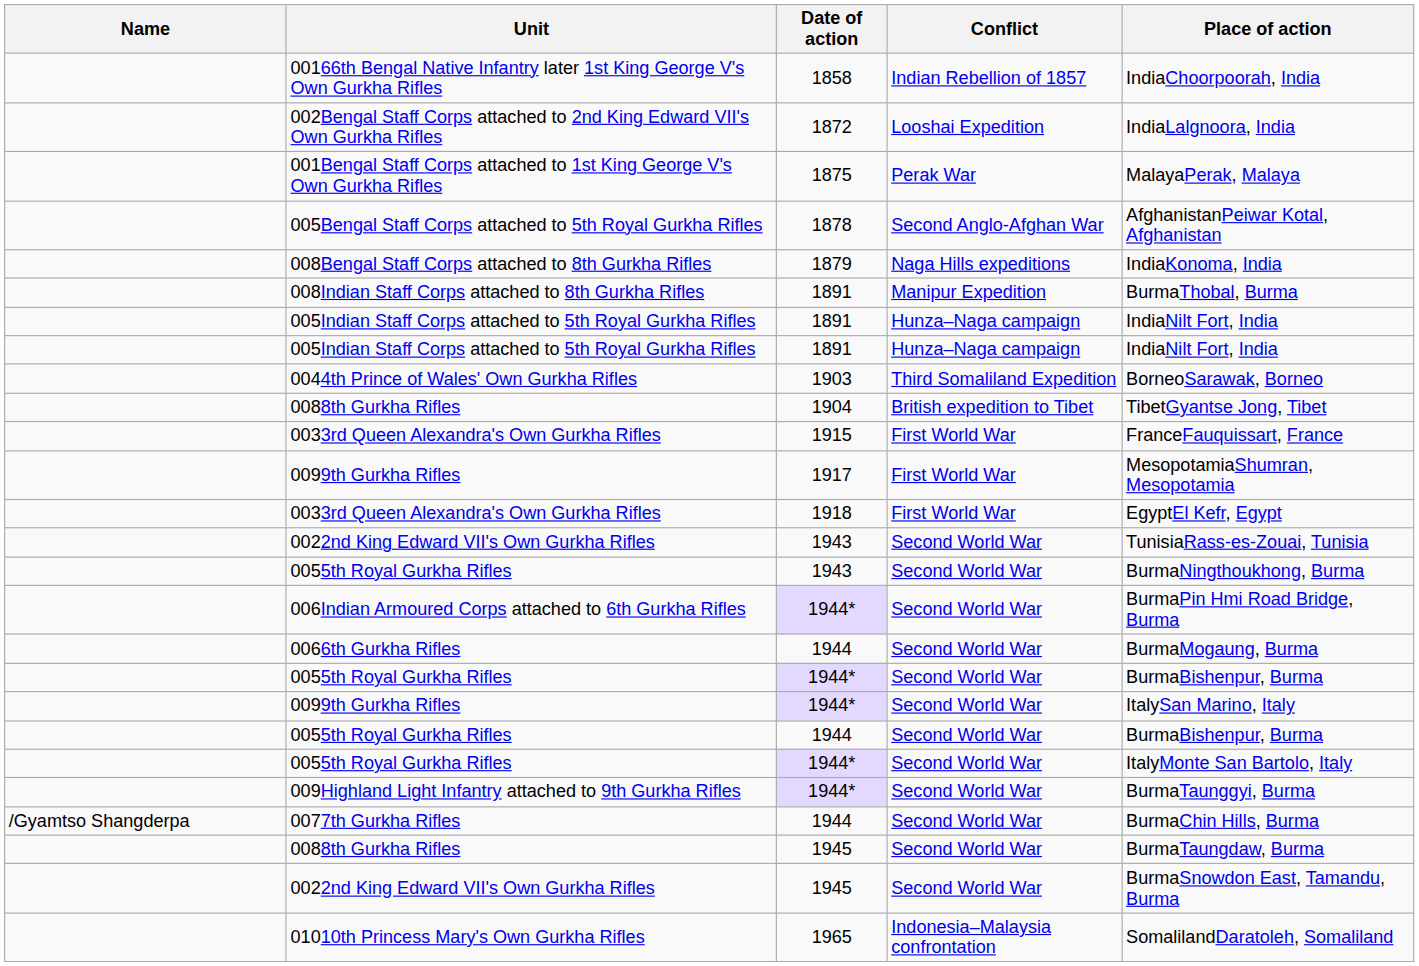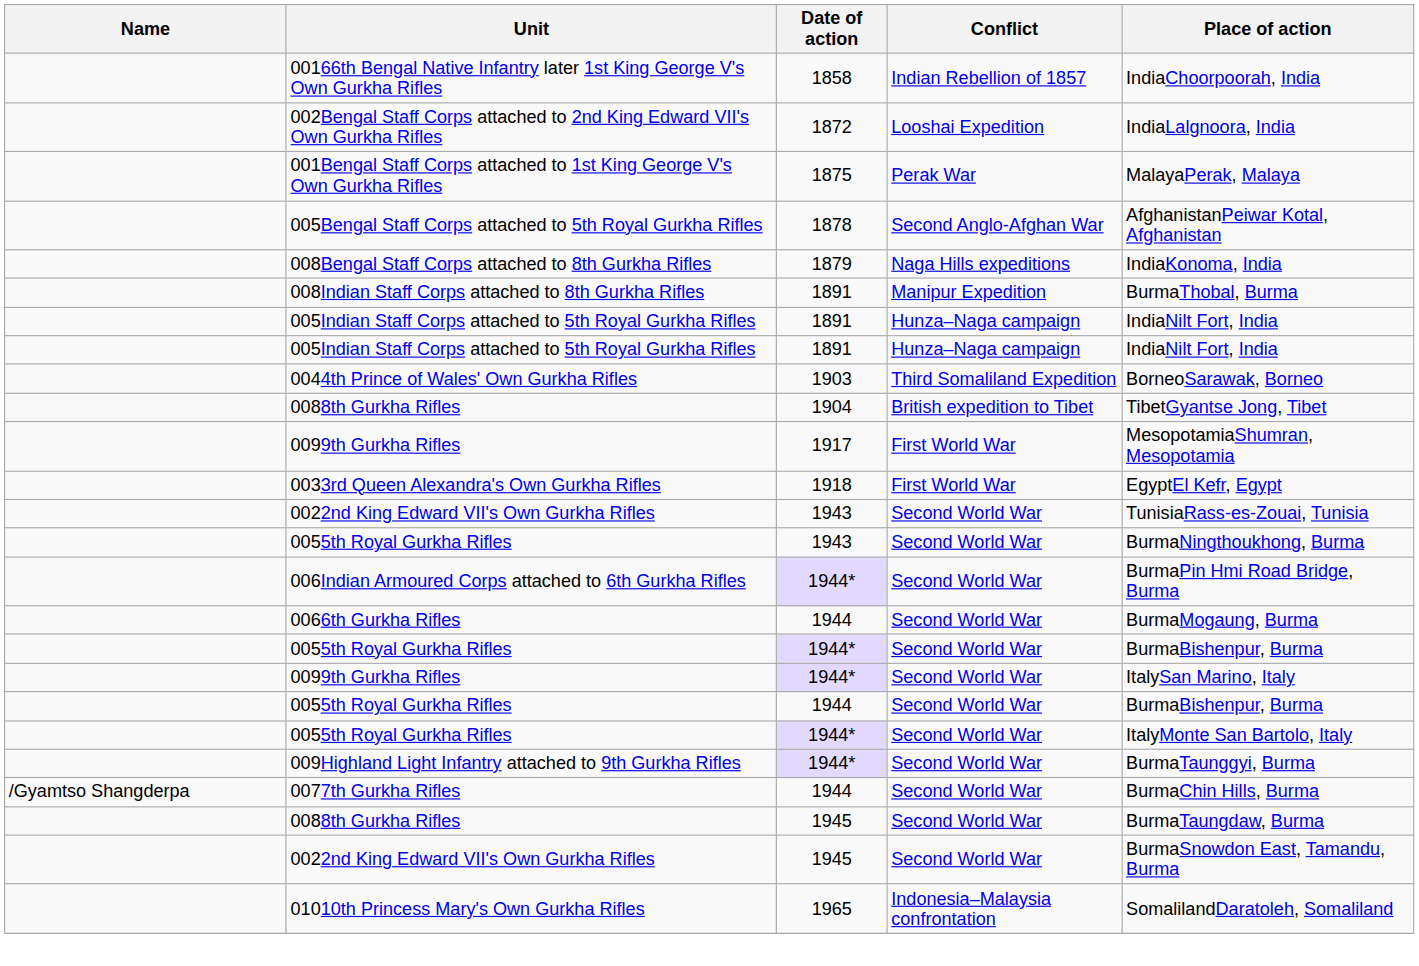- row: (476, 435)
